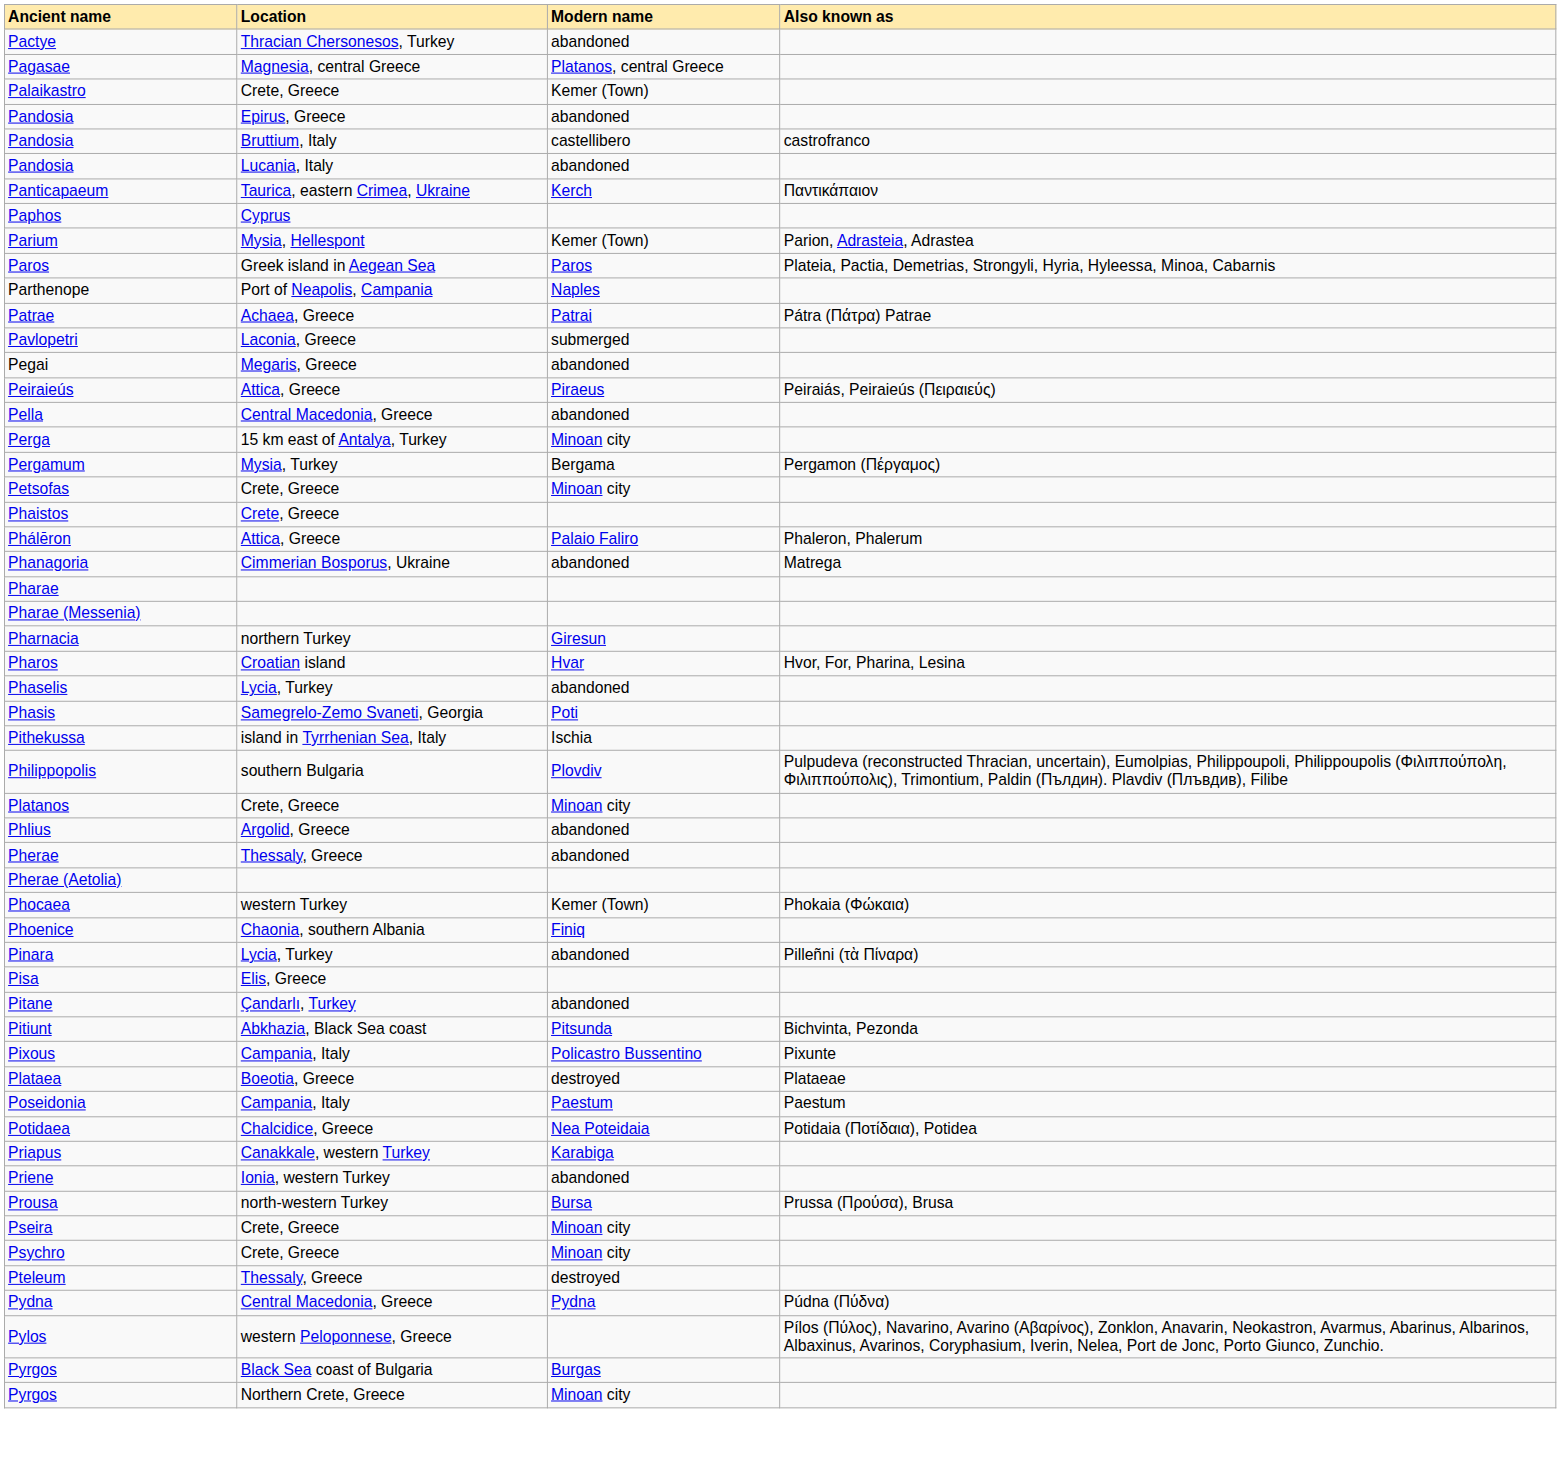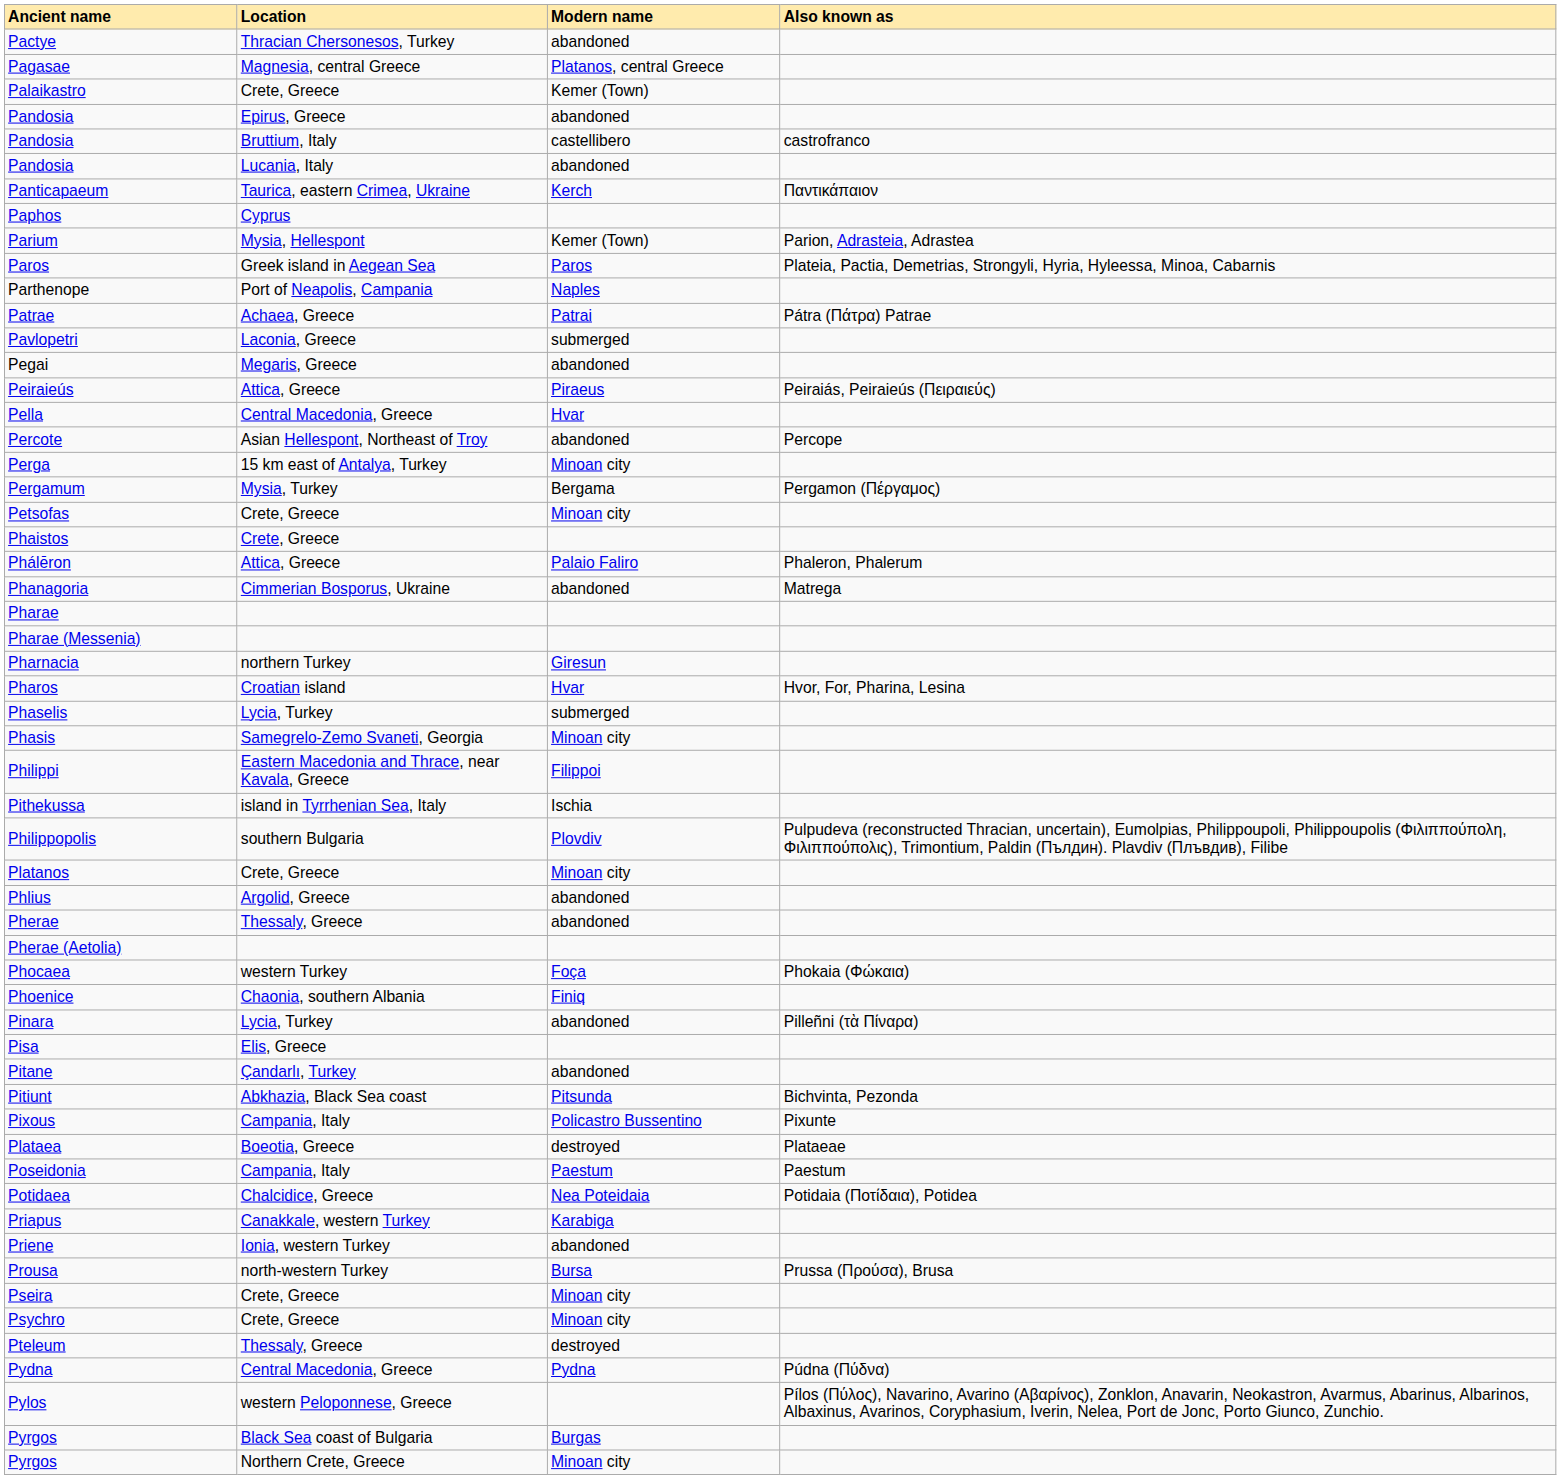(590, 414) abandoned -> (568, 414) Hvar
+ row: (35, 439)
(590, 688) abandoned -> (590, 713) submerged
(565, 713) Poti -> (591, 738) Minoan city
+ row: (33, 771)
(600, 904) Kemer (Town) -> (568, 972) Foça
